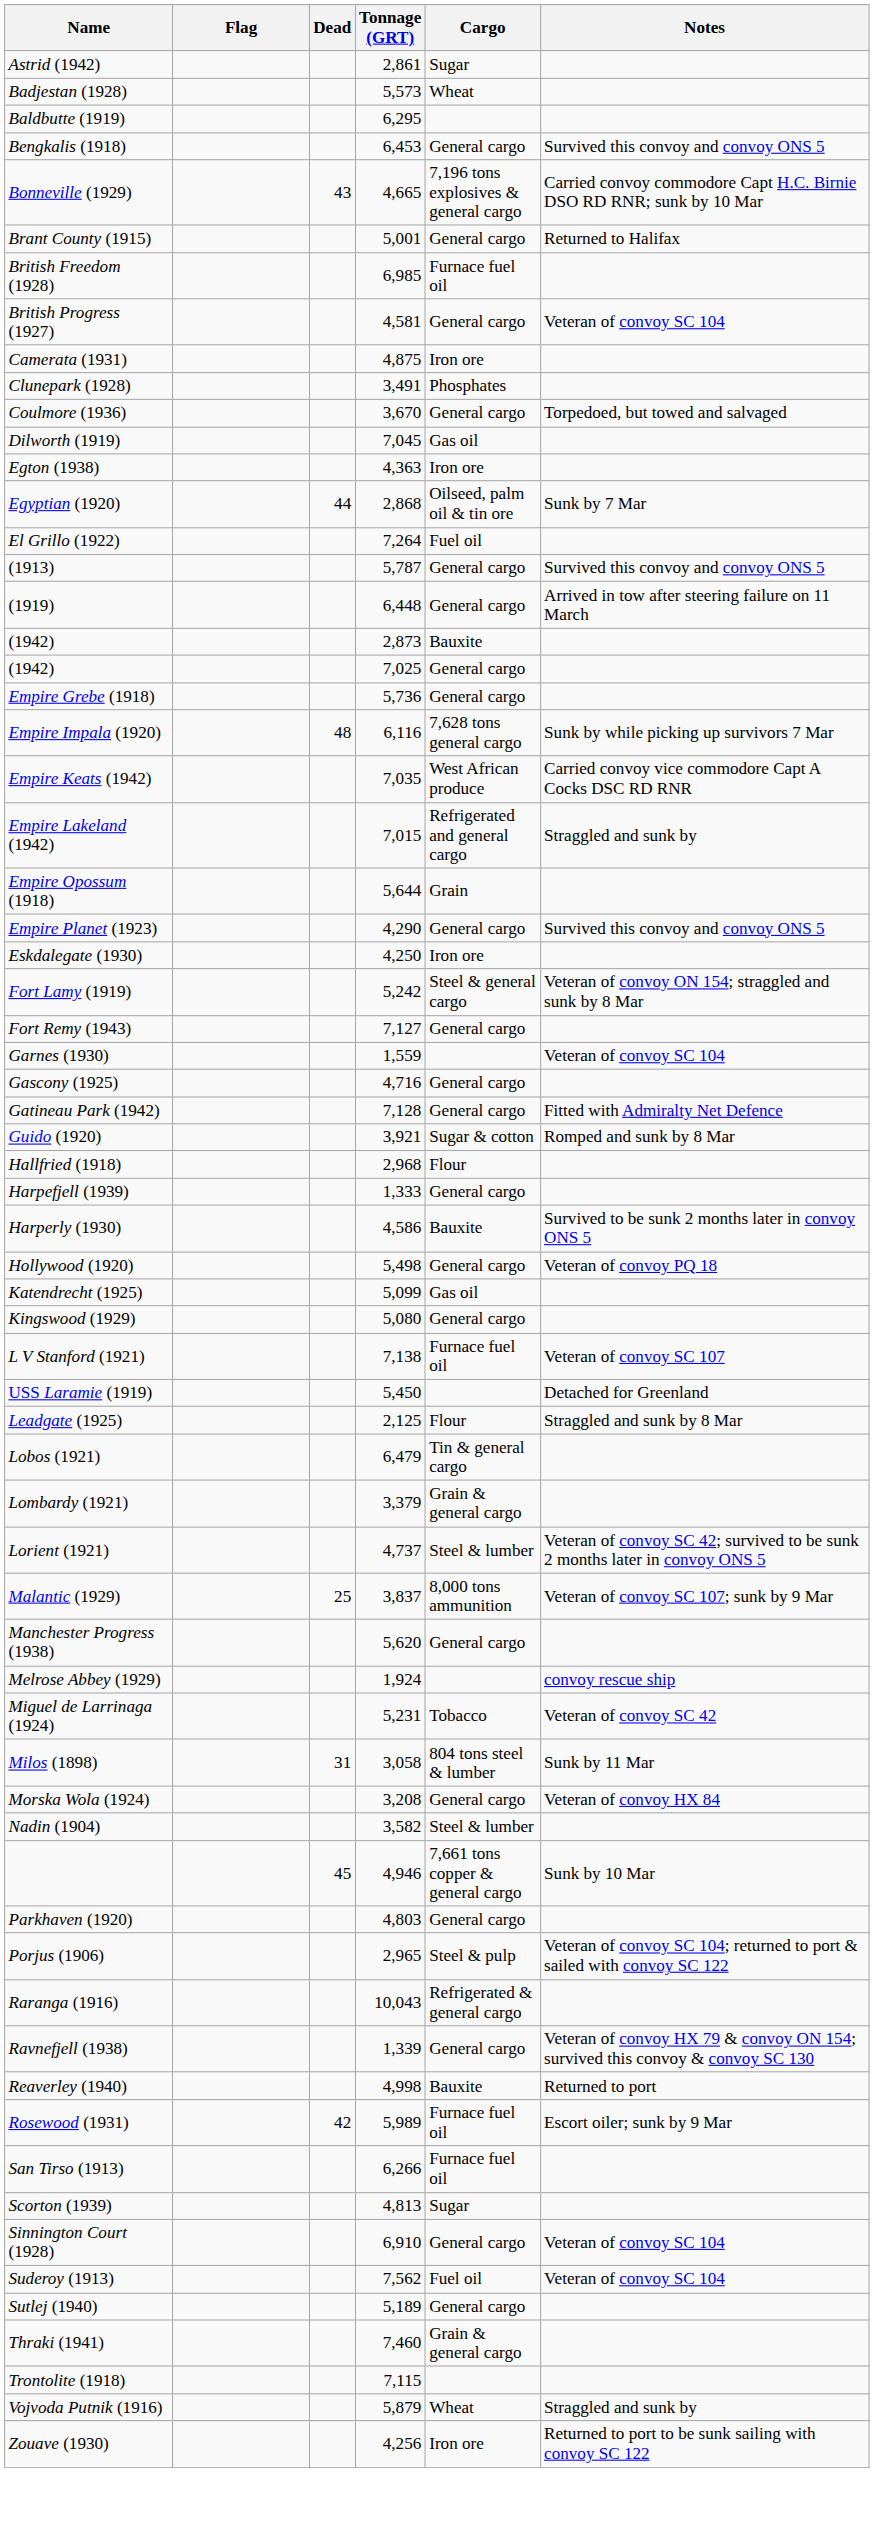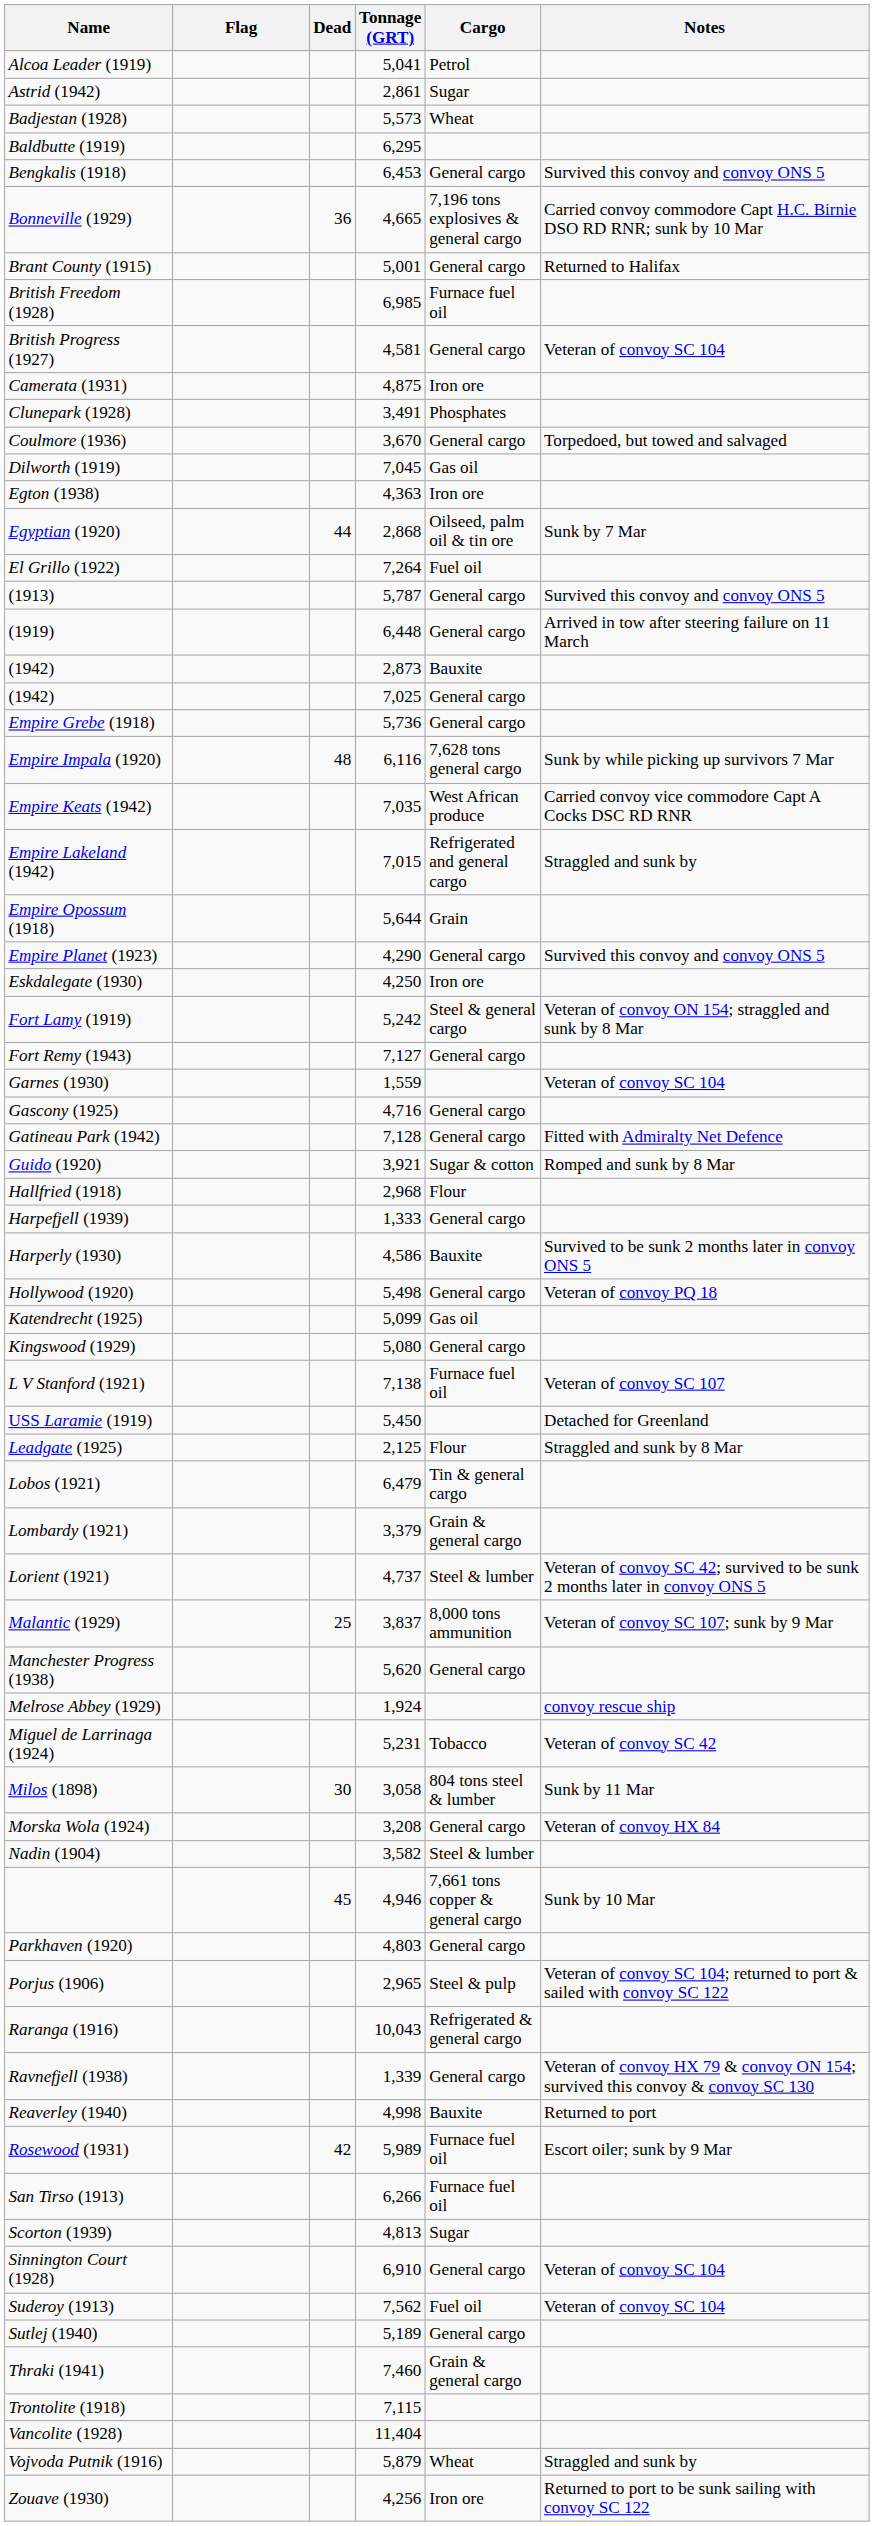+ row: (80, 64)
(343, 192) 43 -> (343, 219) 36
(343, 1762) 31 -> (343, 1789) 30
+ row: (65, 2434)
